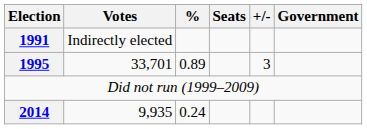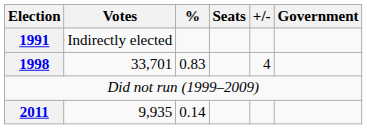(34, 64) 1995 -> (34, 64) 1998
(192, 64) 0.89 -> (192, 64) 0.83
(267, 64) 3 -> (267, 64) 4
(34, 111) 2014 -> (34, 111) 2011
(192, 111) 0.24 -> (192, 111) 0.14
